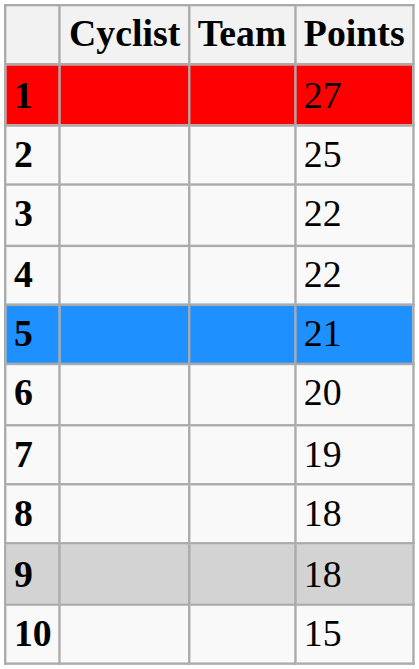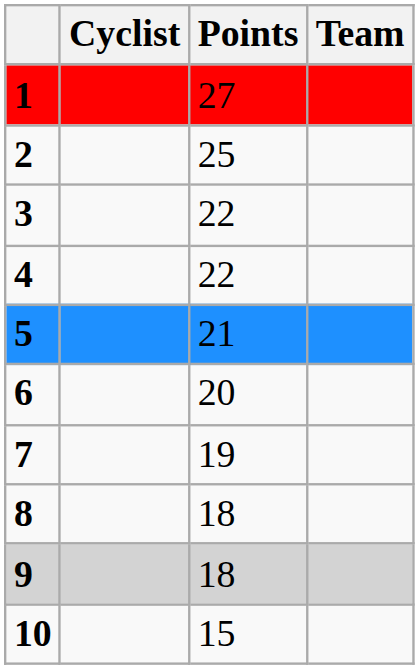columns swapped: (242, 34) <-> (354, 34)
